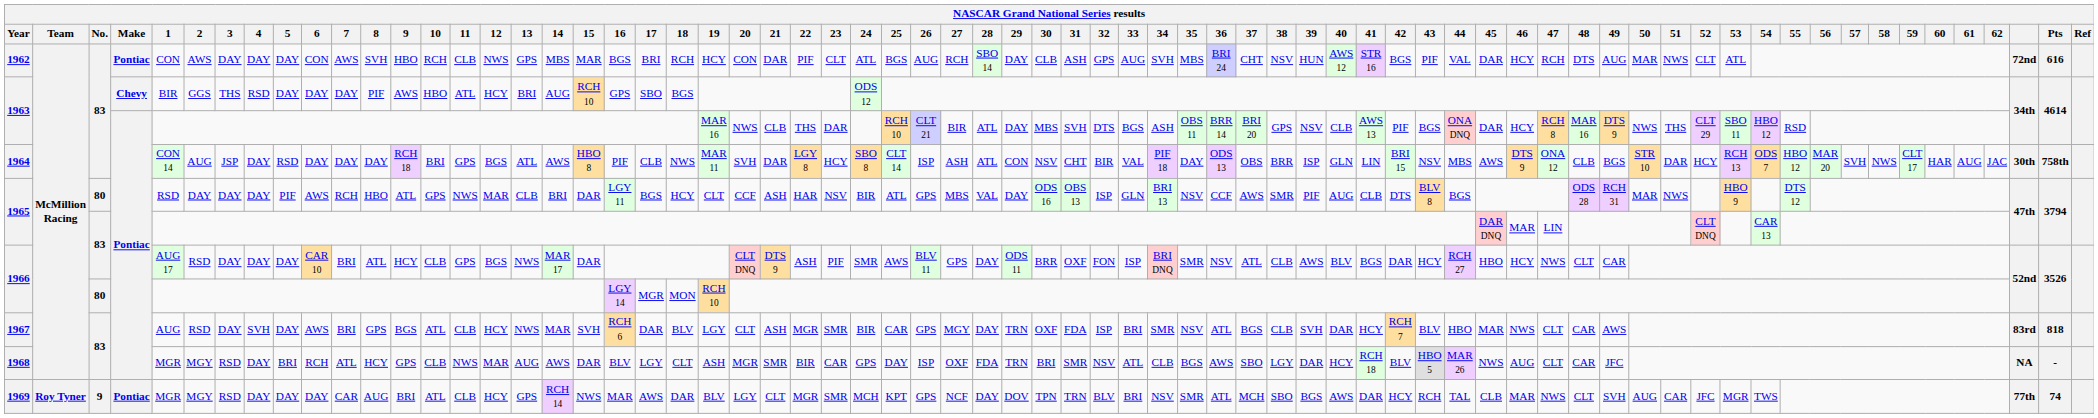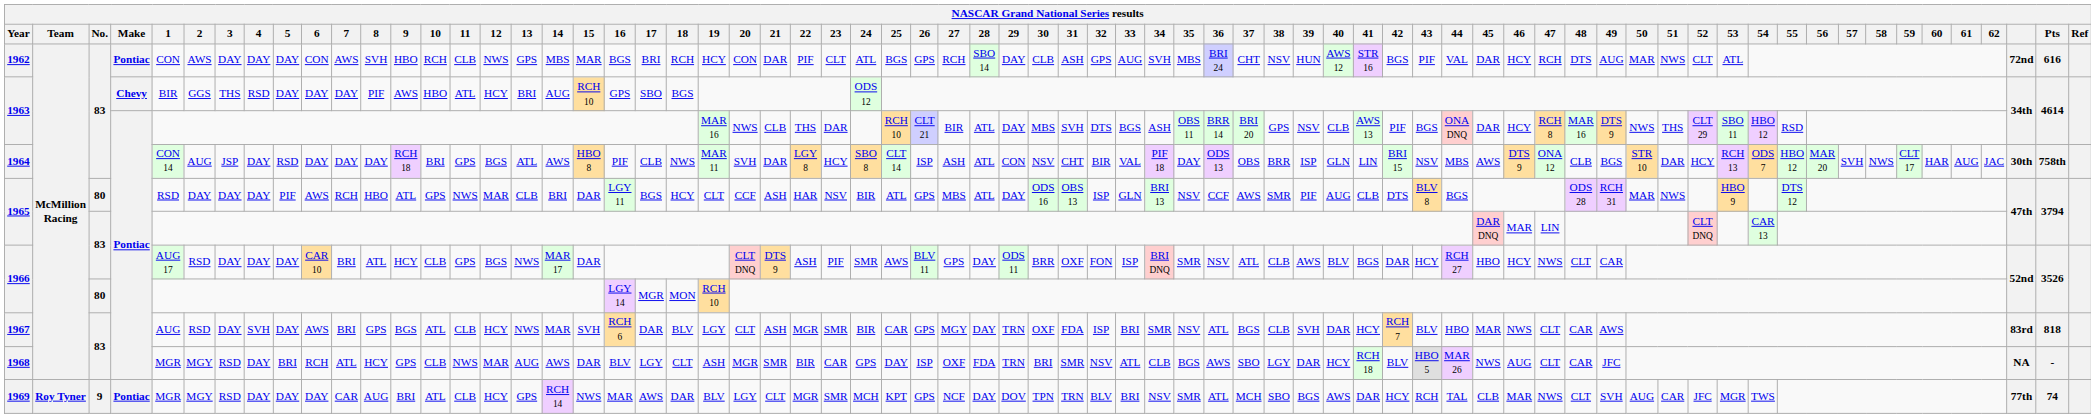(926, 60) AUG -> (925, 60) GPS
(987, 194) VAL -> (984, 194) ATL
